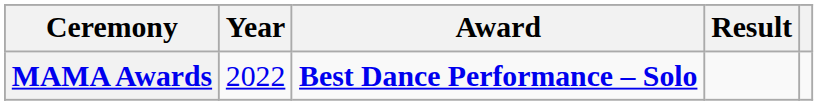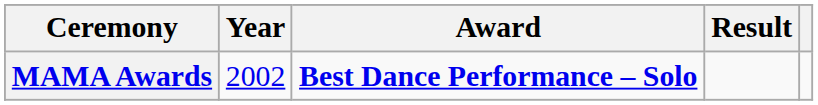(256, 75) 2022 -> (256, 75) 2002
